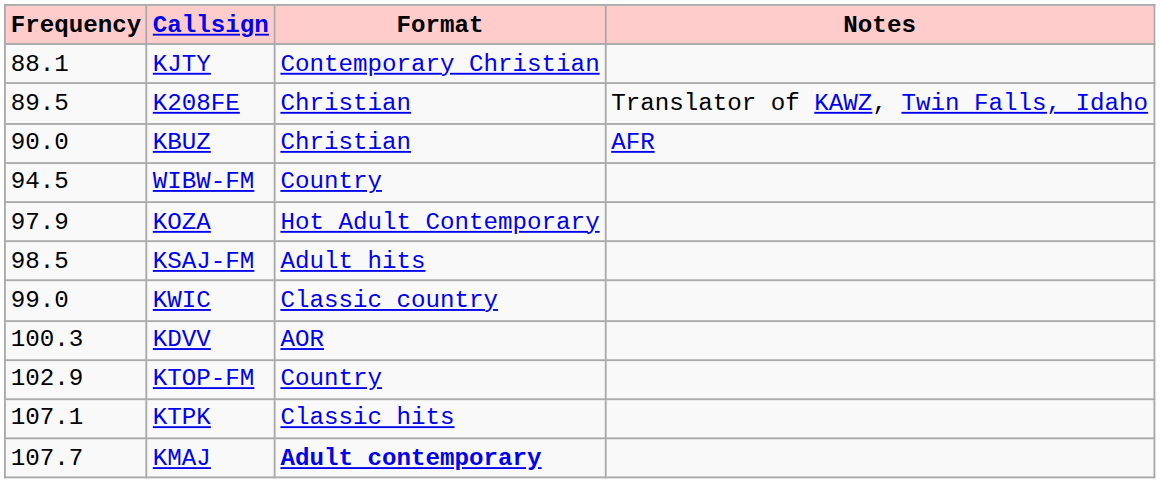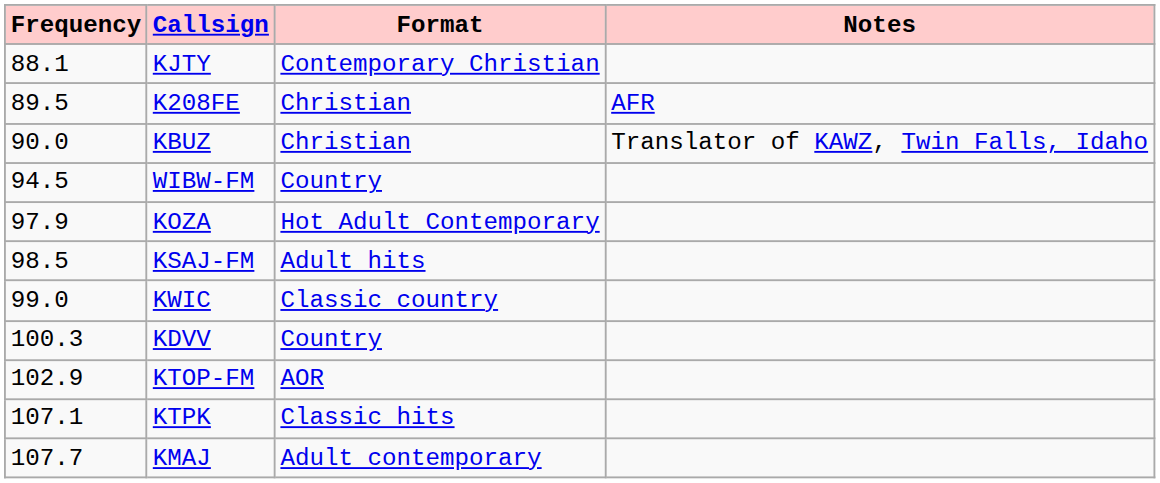(880, 103) Translator of KAWZ, Twin Falls, Idaho -> (633, 103) AFR
(633, 143) AFR -> (880, 143) Translator of KAWZ, Twin Falls, Idaho
(302, 340) AOR -> (331, 340) Country
(331, 379) Country -> (302, 379) AOR
(411, 458) bold -> (411, 458) normal
